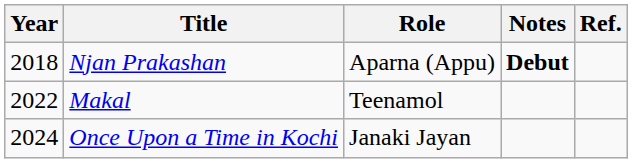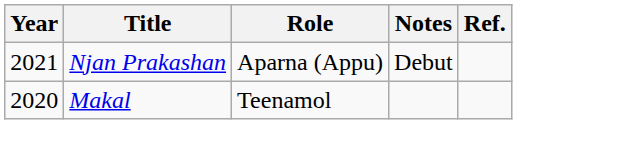(34, 61) 2018 -> (34, 61) 2021
(537, 61) bold -> (423, 61) normal
(34, 99) 2022 -> (34, 99) 2020
- row: (204, 137)
